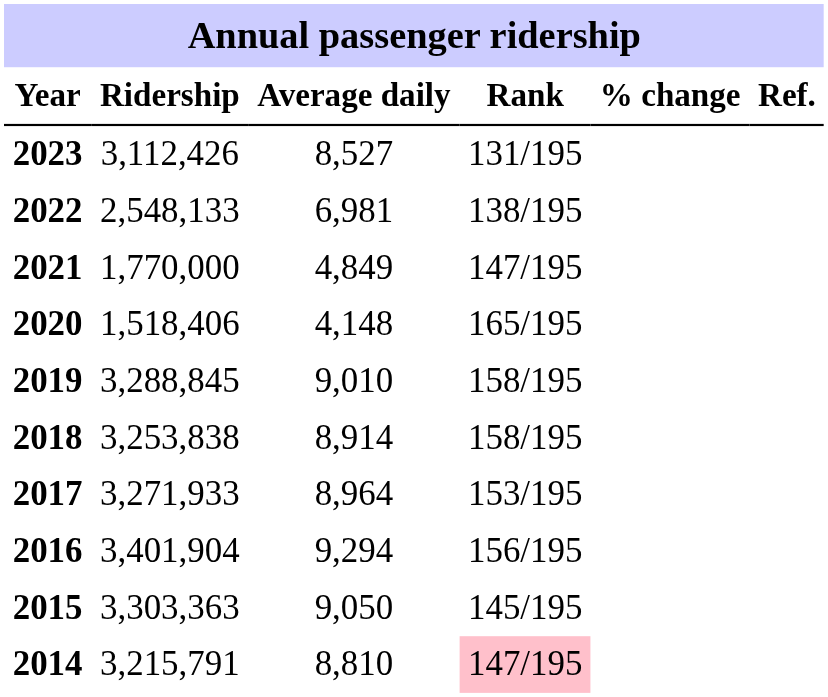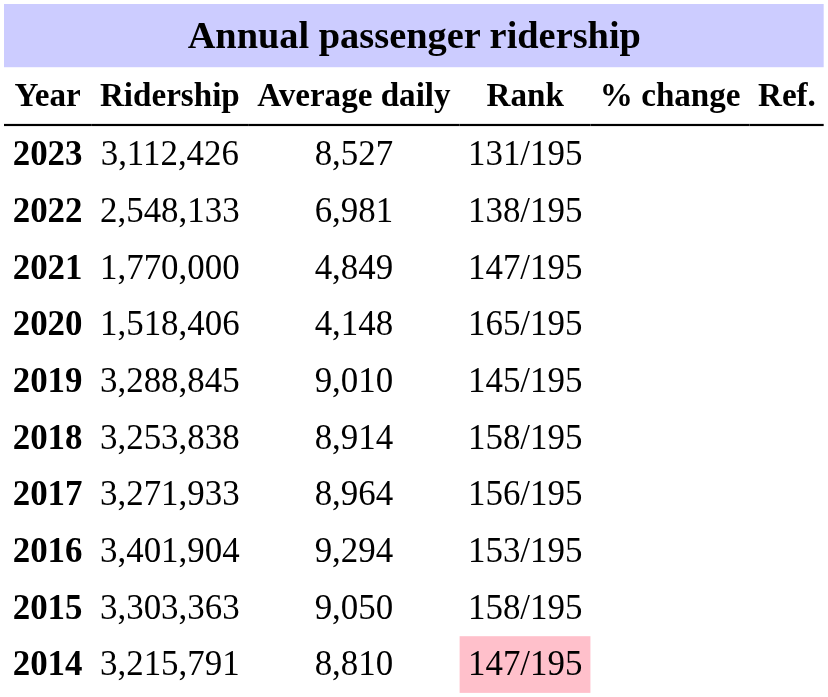(525, 380) 158/195 -> (525, 380) 145/195
(525, 493) 153/195 -> (525, 493) 156/195
(525, 550) 156/195 -> (525, 550) 153/195
(525, 607) 145/195 -> (525, 607) 158/195
